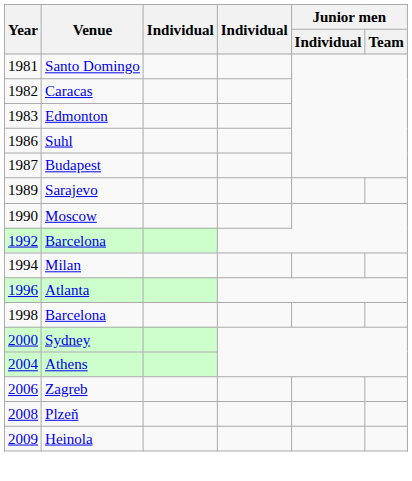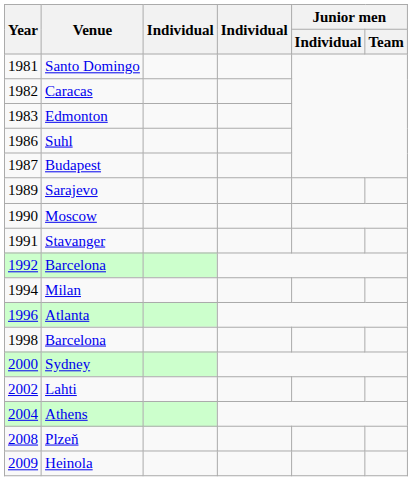+ row: (23, 240)
+ row: (23, 389)
- row: (23, 389)
